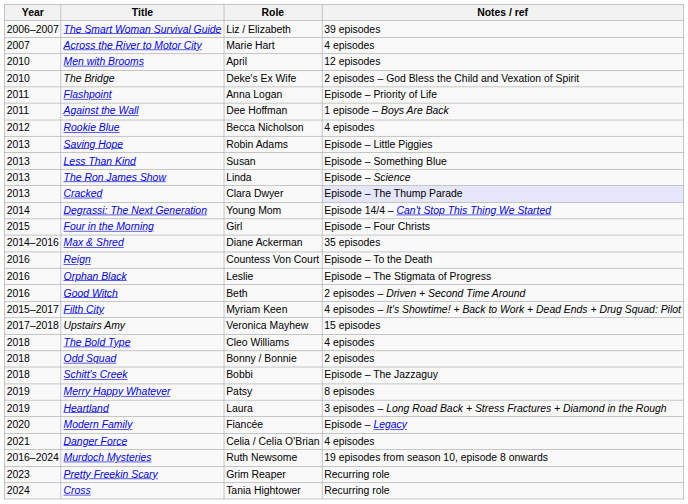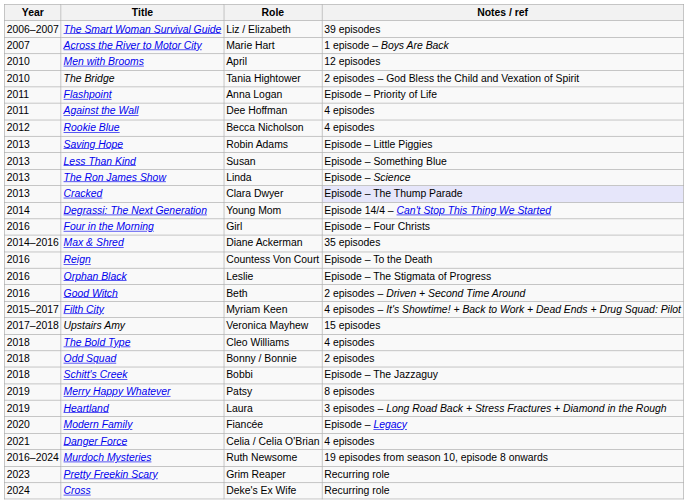(349, 45) 4 episodes -> (387, 45) 1 episode – Boys Are Back
(261, 78) Deke's Ex Wife -> (263, 78) Tania Hightower
(387, 111) 1 episode – Boys Are Back -> (349, 111) 4 episodes
(18, 227) 2015 -> (18, 227) 2016
(263, 491) Tania Hightower -> (261, 491) Deke's Ex Wife
